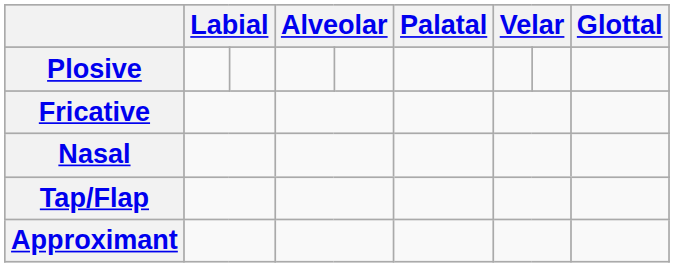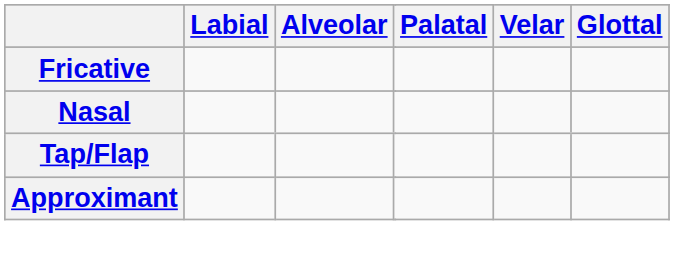- row: (94, 68)
